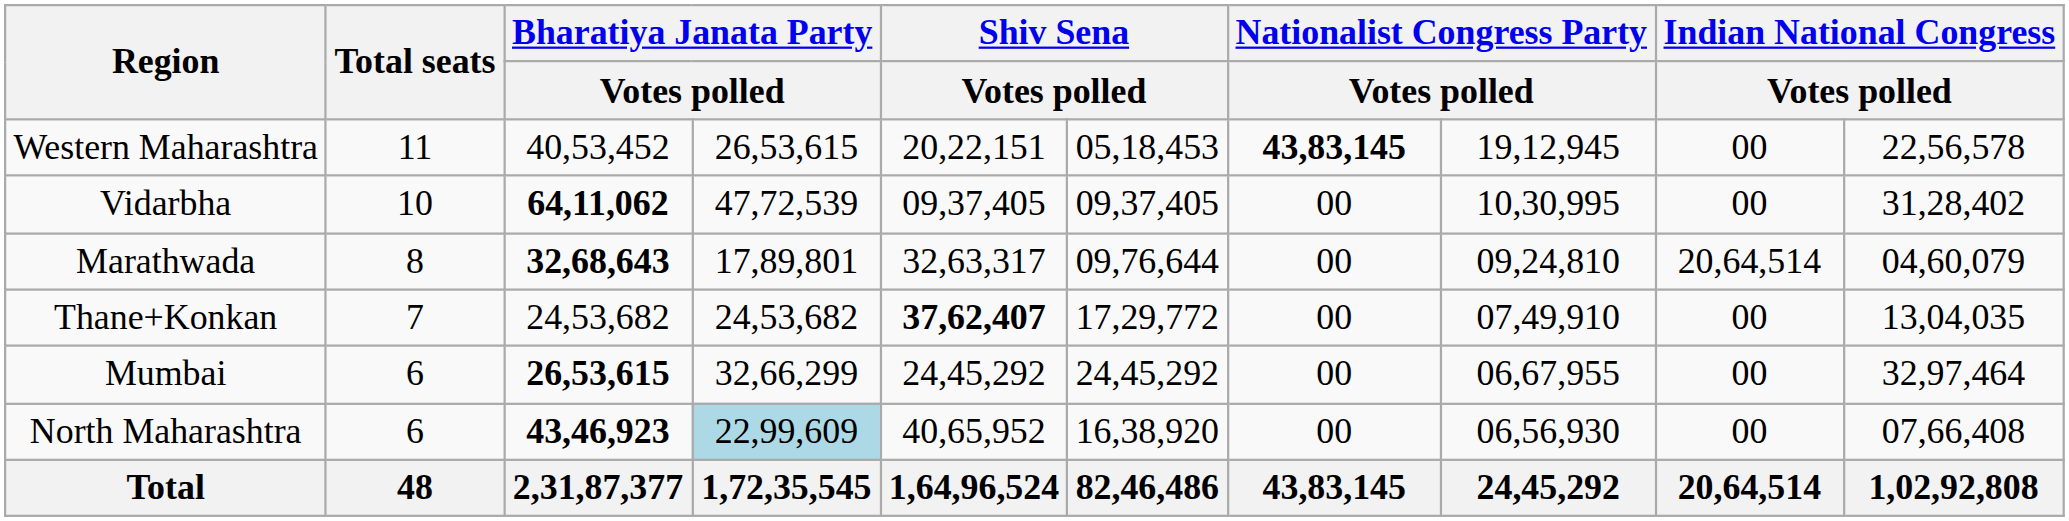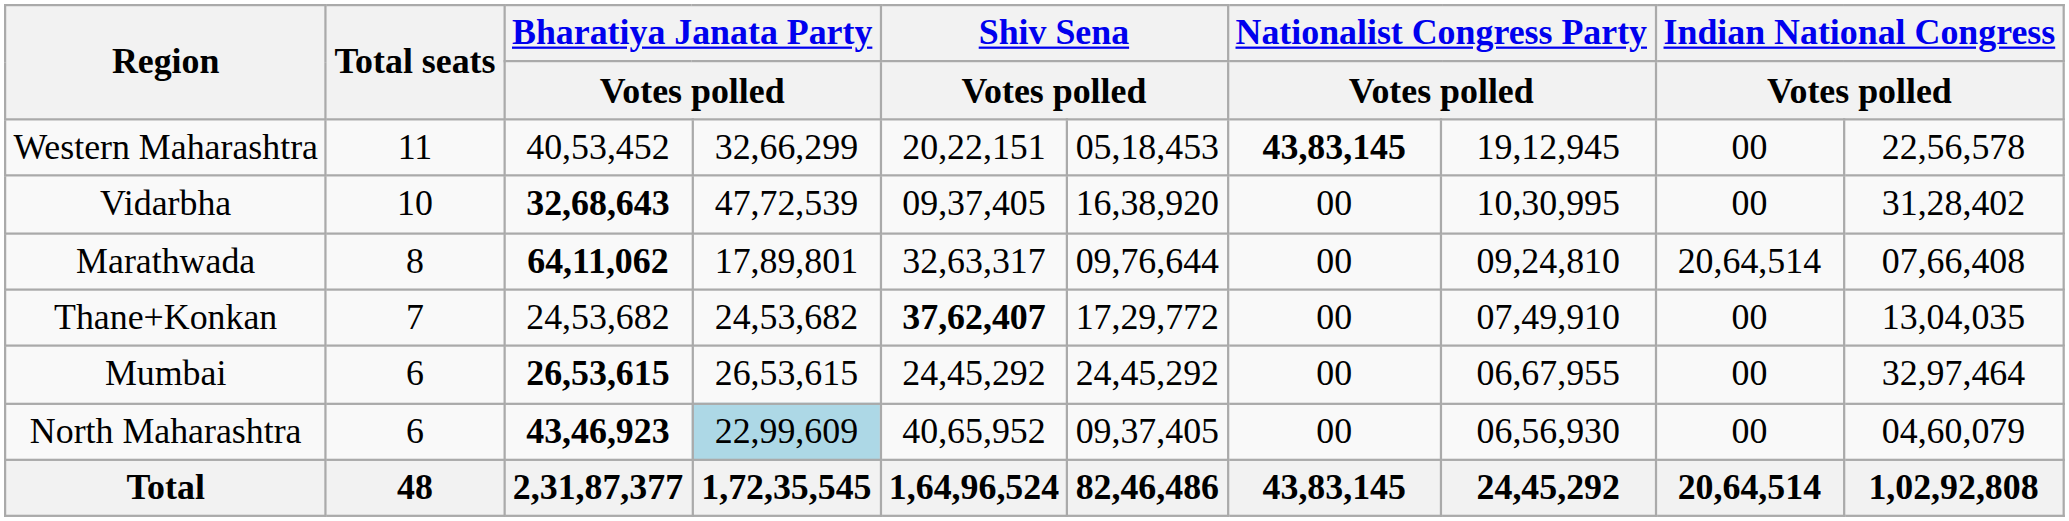(786, 146) 26,53,615 -> (786, 146) 32,66,299
(598, 203) 64,11,062 -> (598, 203) 32,68,643
(1147, 203) 09,37,405 -> (1147, 203) 16,38,920
(598, 260) 32,68,643 -> (598, 260) 64,11,062
(1954, 260) 04,60,079 -> (1954, 260) 07,66,408
(786, 373) 32,66,299 -> (786, 373) 26,53,615
(1147, 430) 16,38,920 -> (1147, 430) 09,37,405
(1954, 430) 07,66,408 -> (1954, 430) 04,60,079
